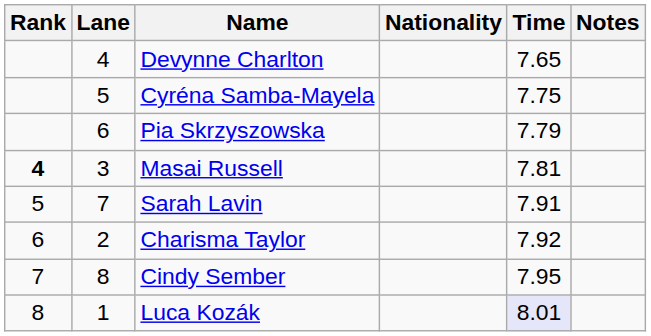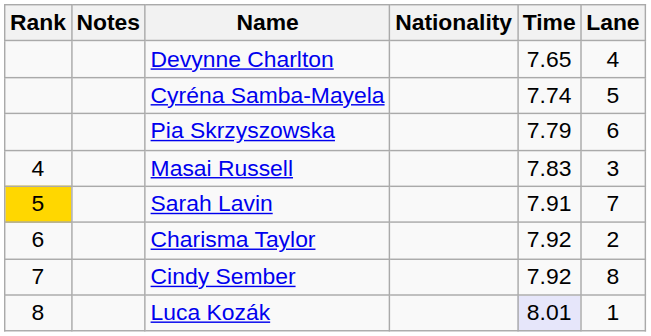columns swapped: (103, 22) <-> (608, 22)
(539, 95) 7.75 -> (549, 95) 7.74
(38, 167) bold -> (38, 167) normal
(539, 167) 7.81 -> (549, 167) 7.83
(38, 204) no background -> (38, 204) gold background
(539, 276) 7.95 -> (549, 276) 7.92
